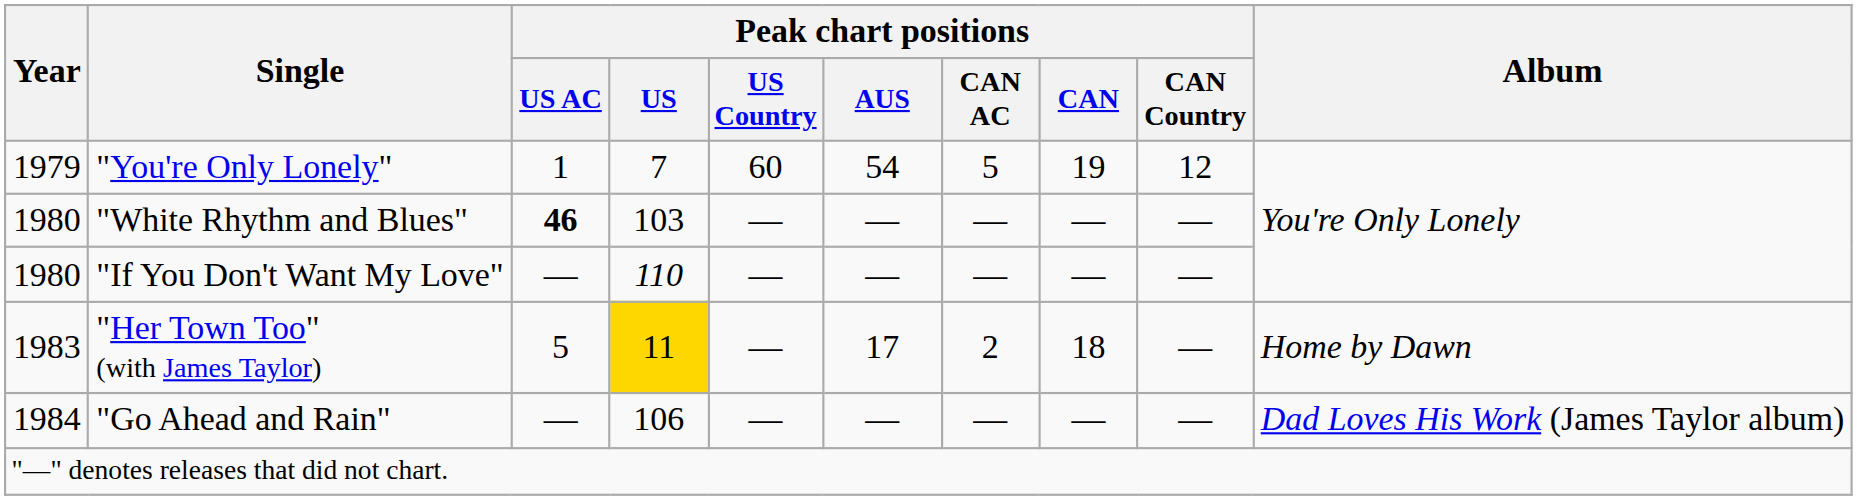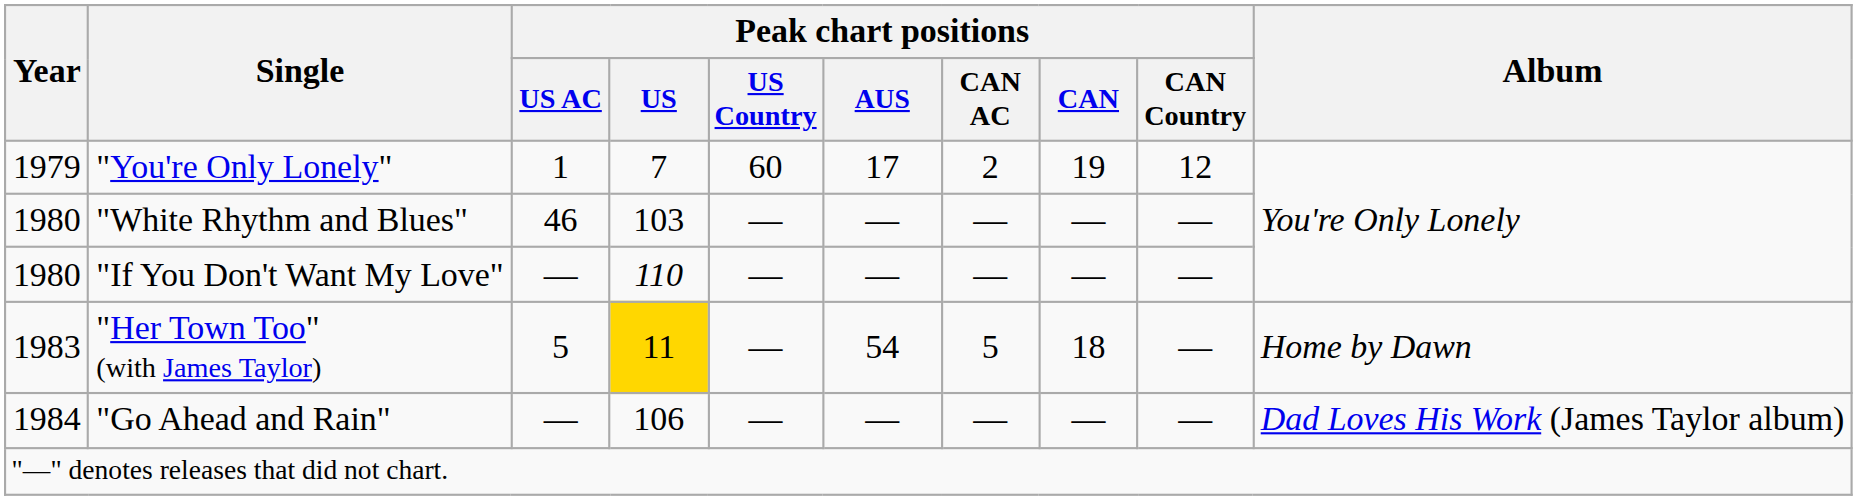(882, 166) 54 -> (882, 166) 17
(990, 166) 5 -> (990, 166) 2
(561, 220) bold -> (561, 220) normal
(882, 346) 17 -> (882, 346) 54
(990, 346) 2 -> (990, 346) 5
